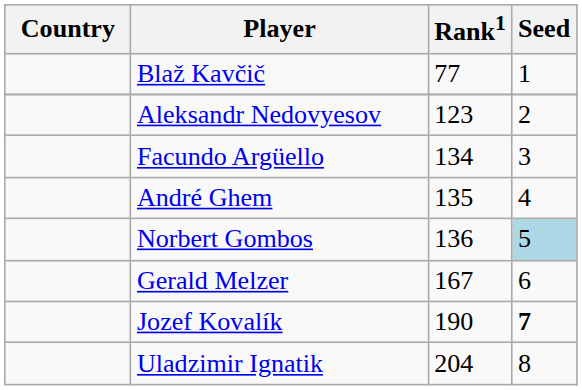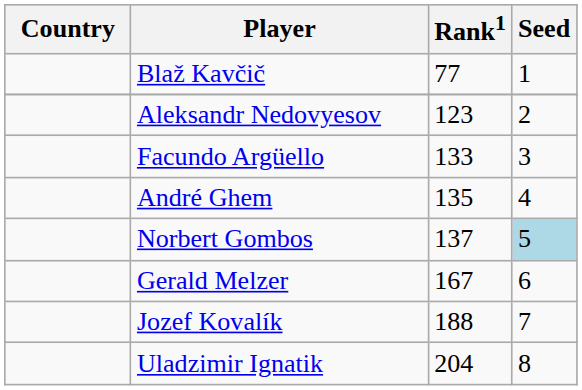(454, 156) 134 -> (454, 156) 133
(454, 239) 136 -> (454, 239) 137
(454, 321) 190 -> (454, 321) 188
(525, 321) bold -> (525, 321) normal
